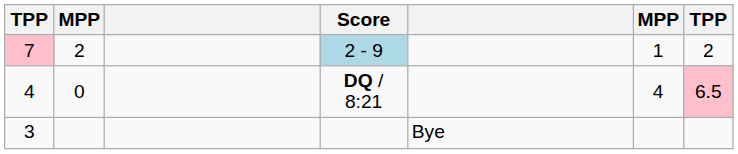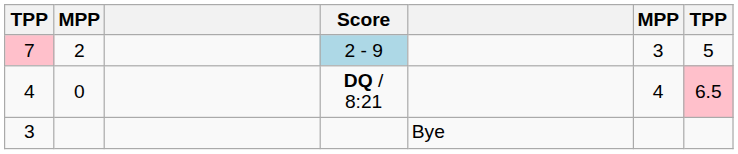(658, 50) 1 -> (658, 50) 3
(708, 50) 2 -> (708, 50) 5
